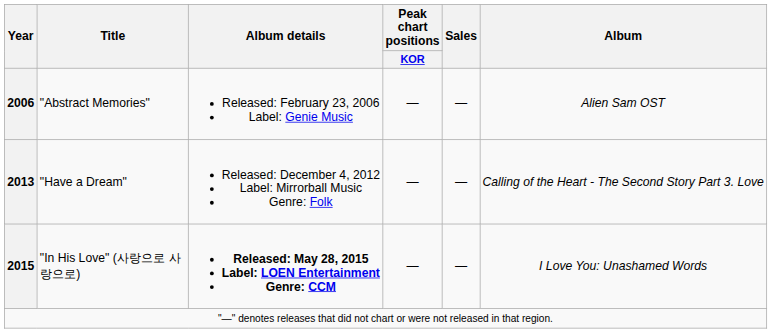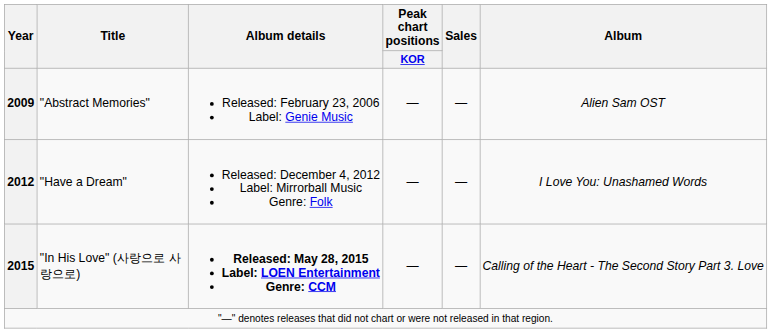(21, 103) 2006 -> (21, 103) 2009
(21, 181) 2013 -> (21, 181) 2012
(623, 181) Calling of the Heart - The Second Story Part 3. Love -> (623, 181) I Love You: Unashamed Words
(623, 266) I Love You: Unashamed Words -> (623, 266) Calling of the Heart - The Second Story Part 3. Love
